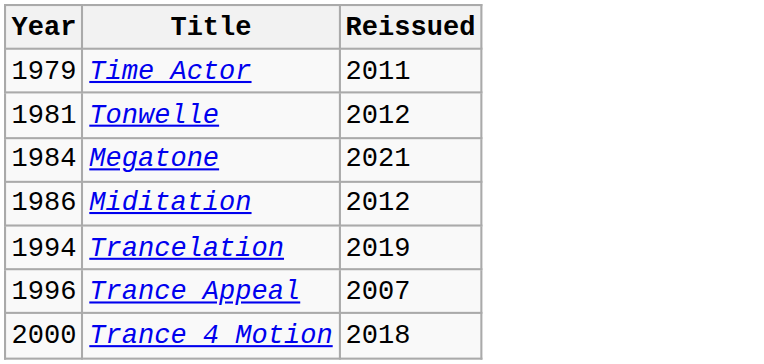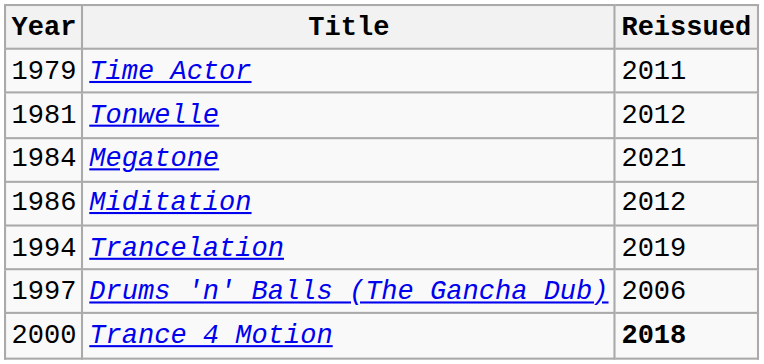- row: (195, 291)
+ row: (349, 291)
(378, 336) normal -> (654, 336) bold
